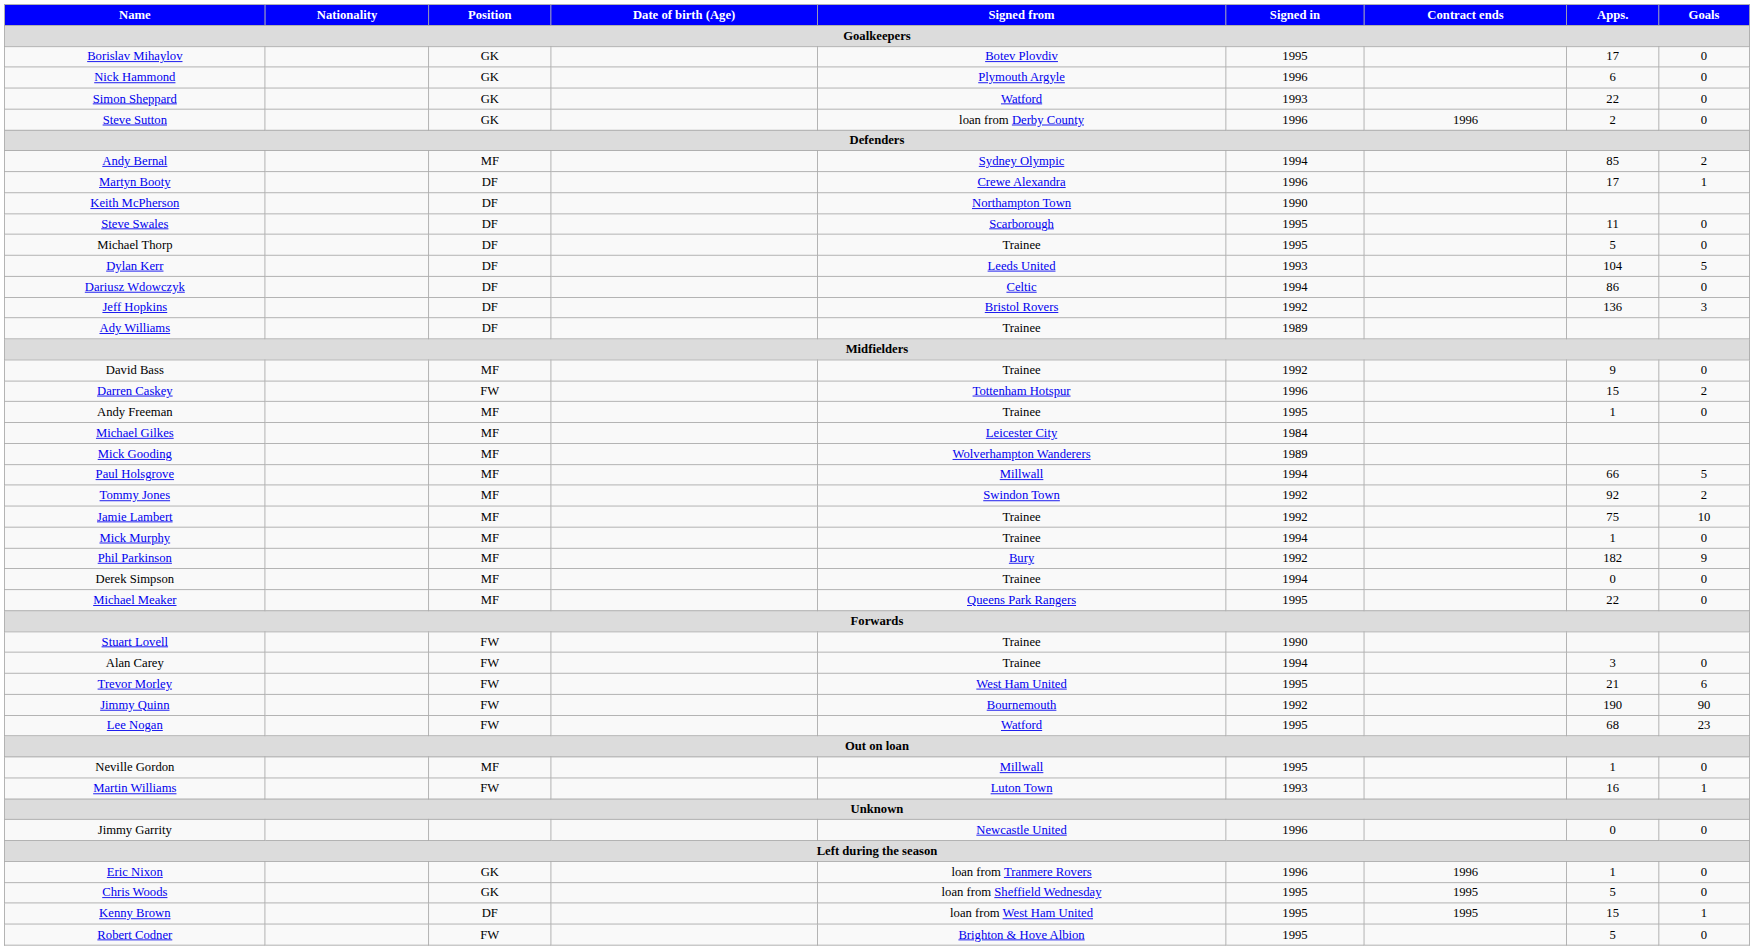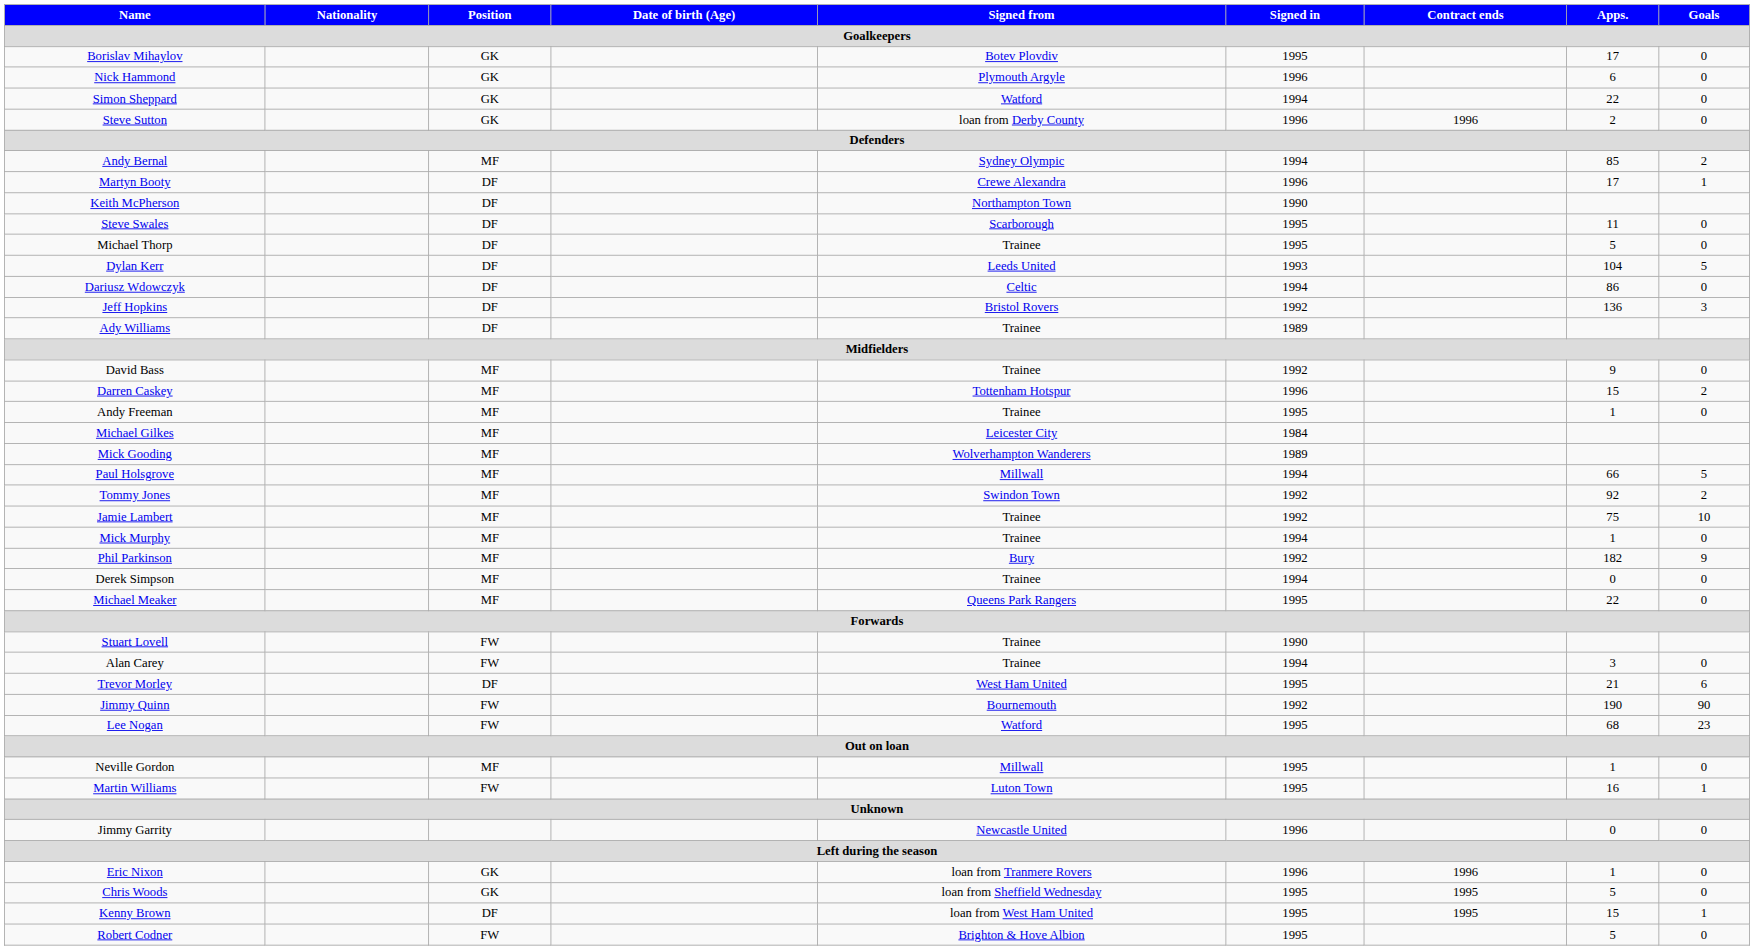(1295, 98) 1993 -> (1295, 98) 1994
(490, 391) FW -> (490, 391) MF
(490, 684) FW -> (490, 684) DF
(1295, 788) 1993 -> (1295, 788) 1995
